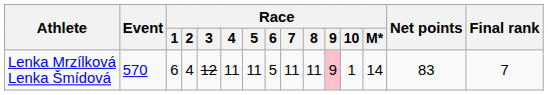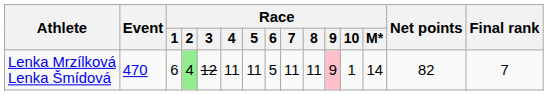(135, 70) 570 -> (135, 70) 470
(190, 70) no background -> (190, 70) lightgreen background
(426, 70) 83 -> (426, 70) 82
